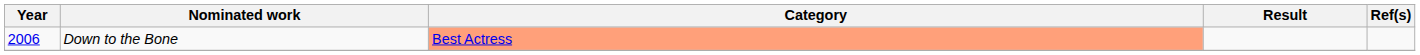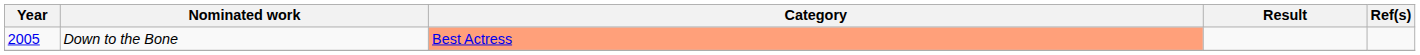(24, 38) 2006 -> (24, 38) 2005
